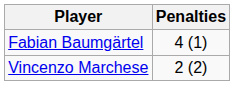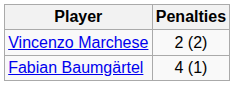rows swapped: (76, 42) <-> (78, 67)
